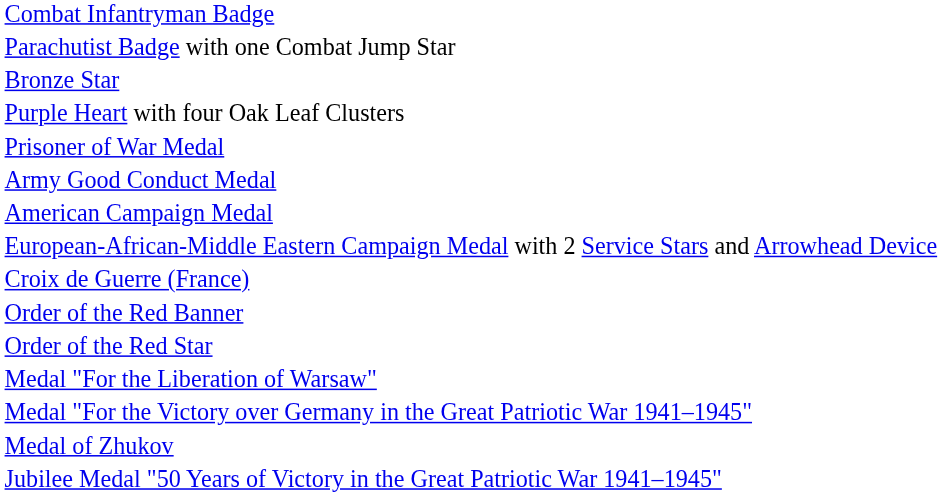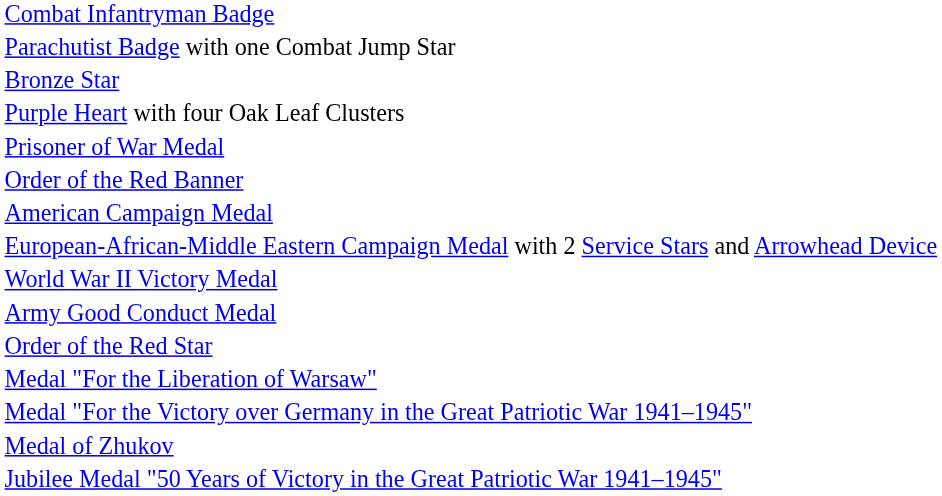rows swapped: (140, 179) <-> (124, 312)
+ row: (141, 279)
- row: (127, 279)
